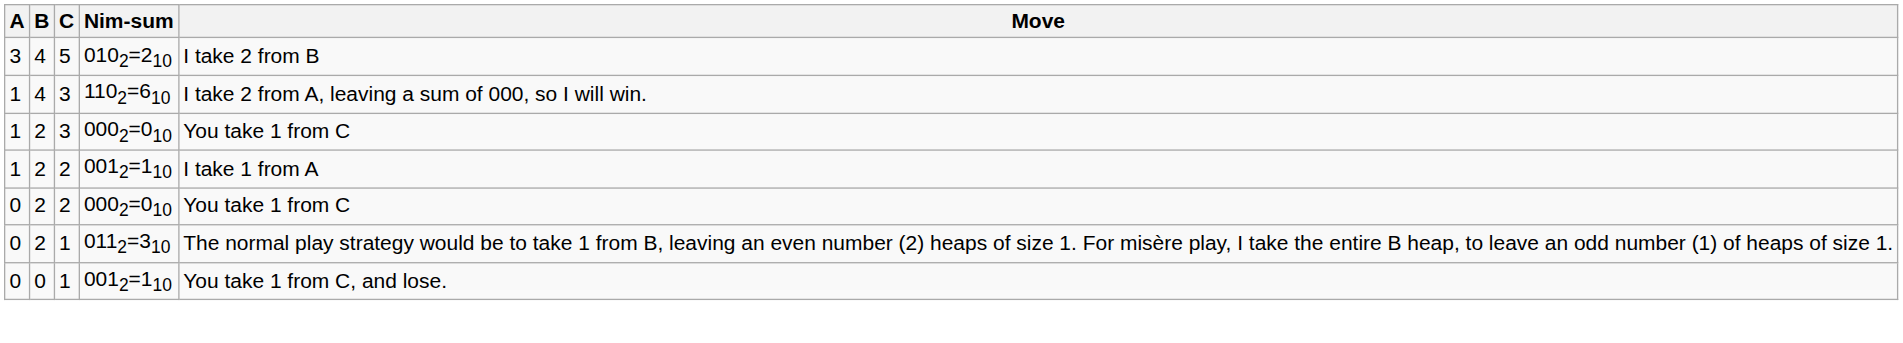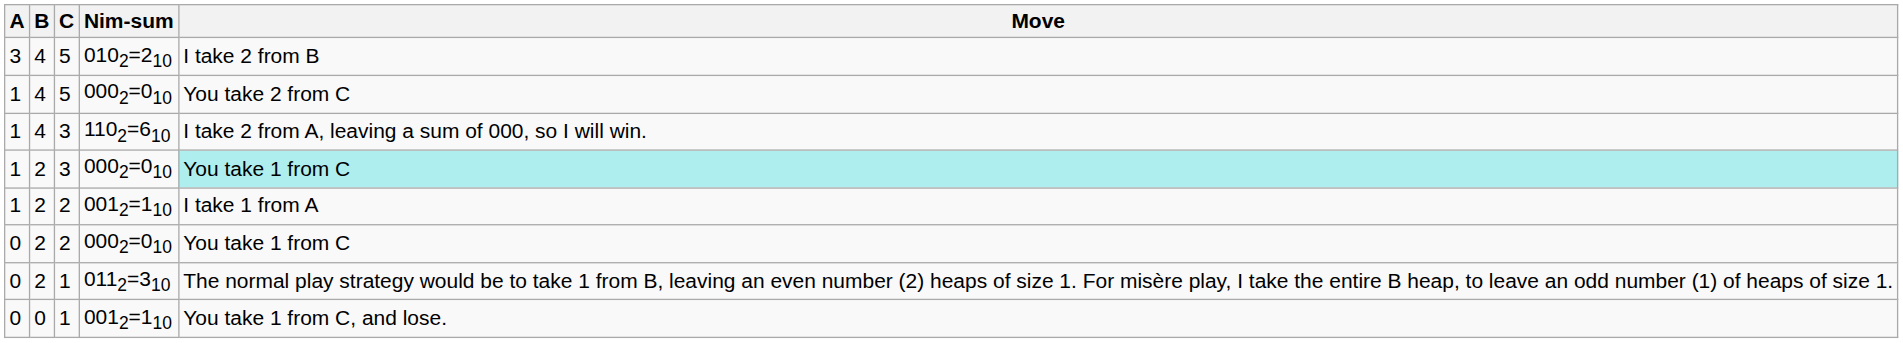+ row: (65, 93)
(267, 131) no background -> (267, 168) paleturquoise background
